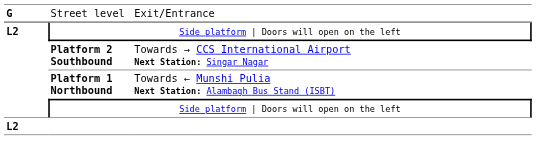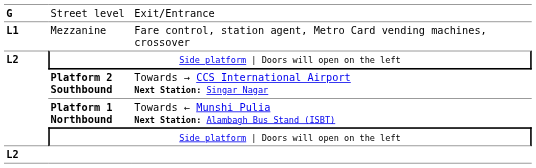+ row: (78, 30)
